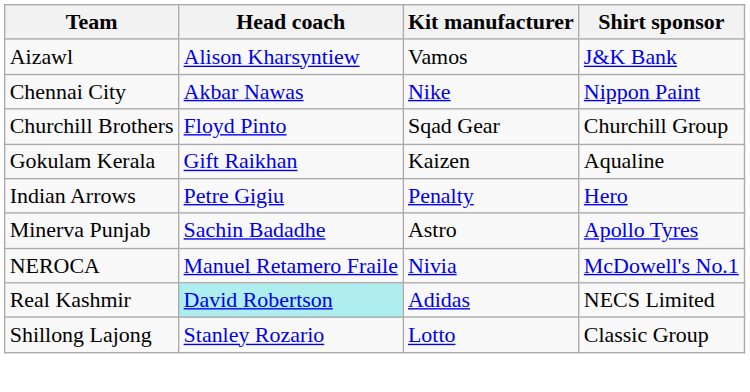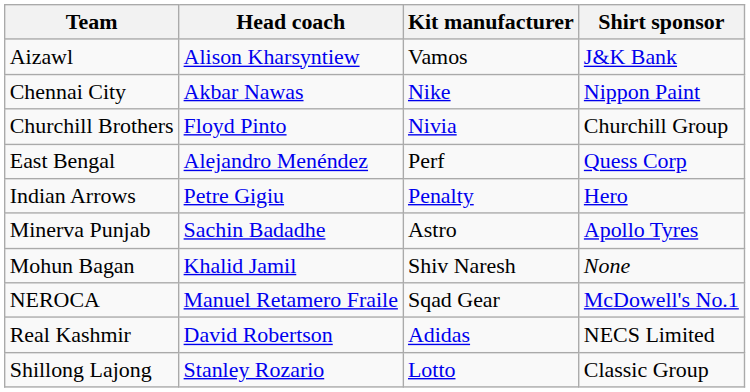(454, 126) Sqad Gear -> (432, 126) Nivia
+ row: (62, 160)
- row: (82, 160)
+ row: (72, 265)
(432, 265) Nivia -> (454, 299) Sqad Gear
(258, 299) paleturquoise background -> (258, 334) no background
